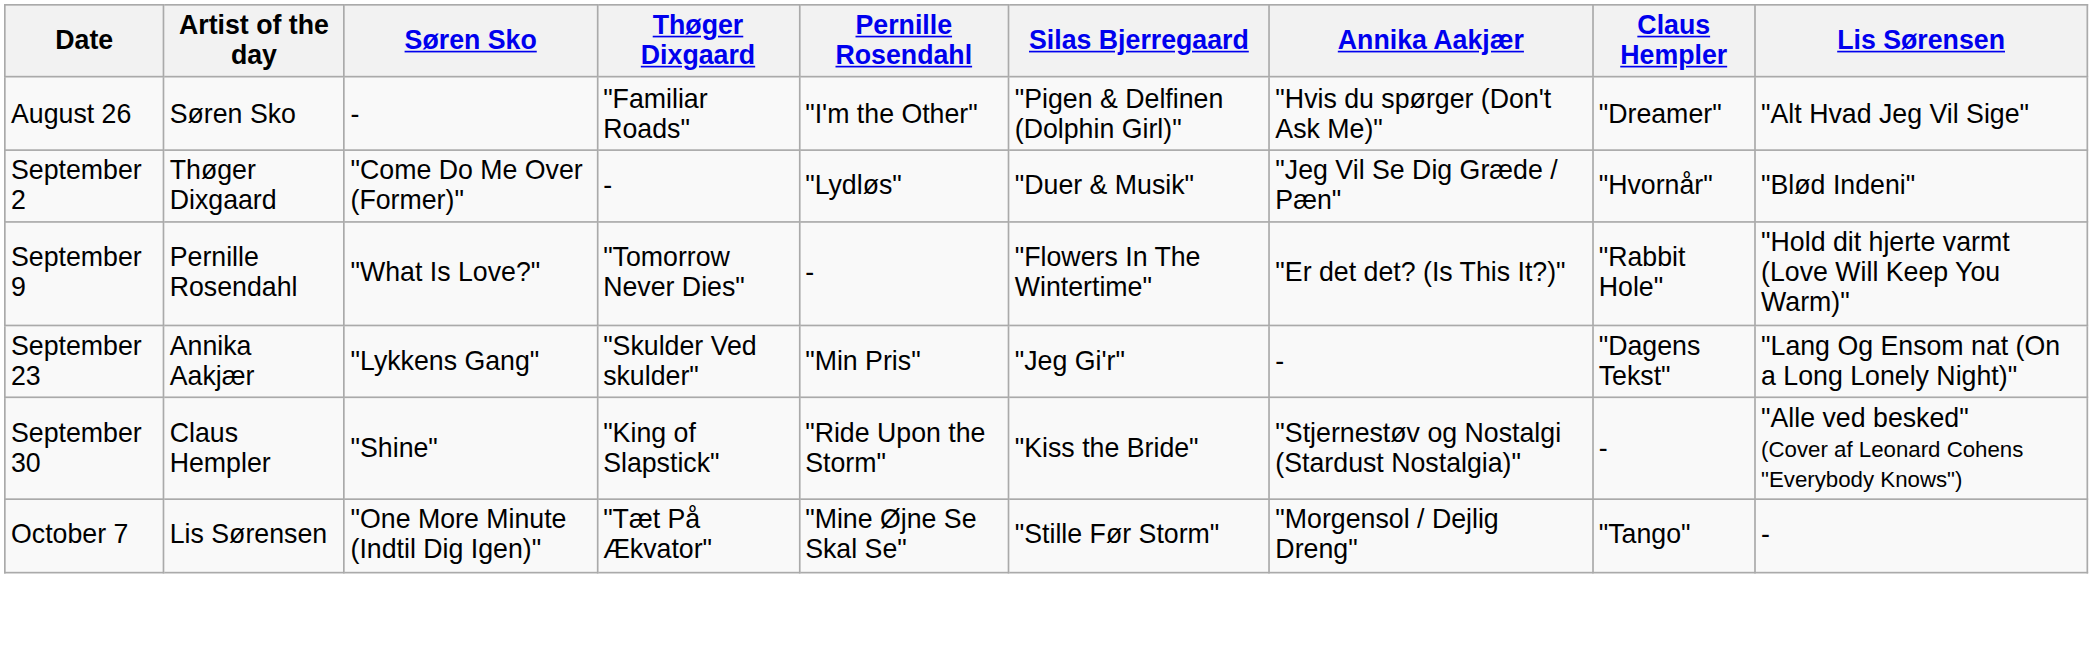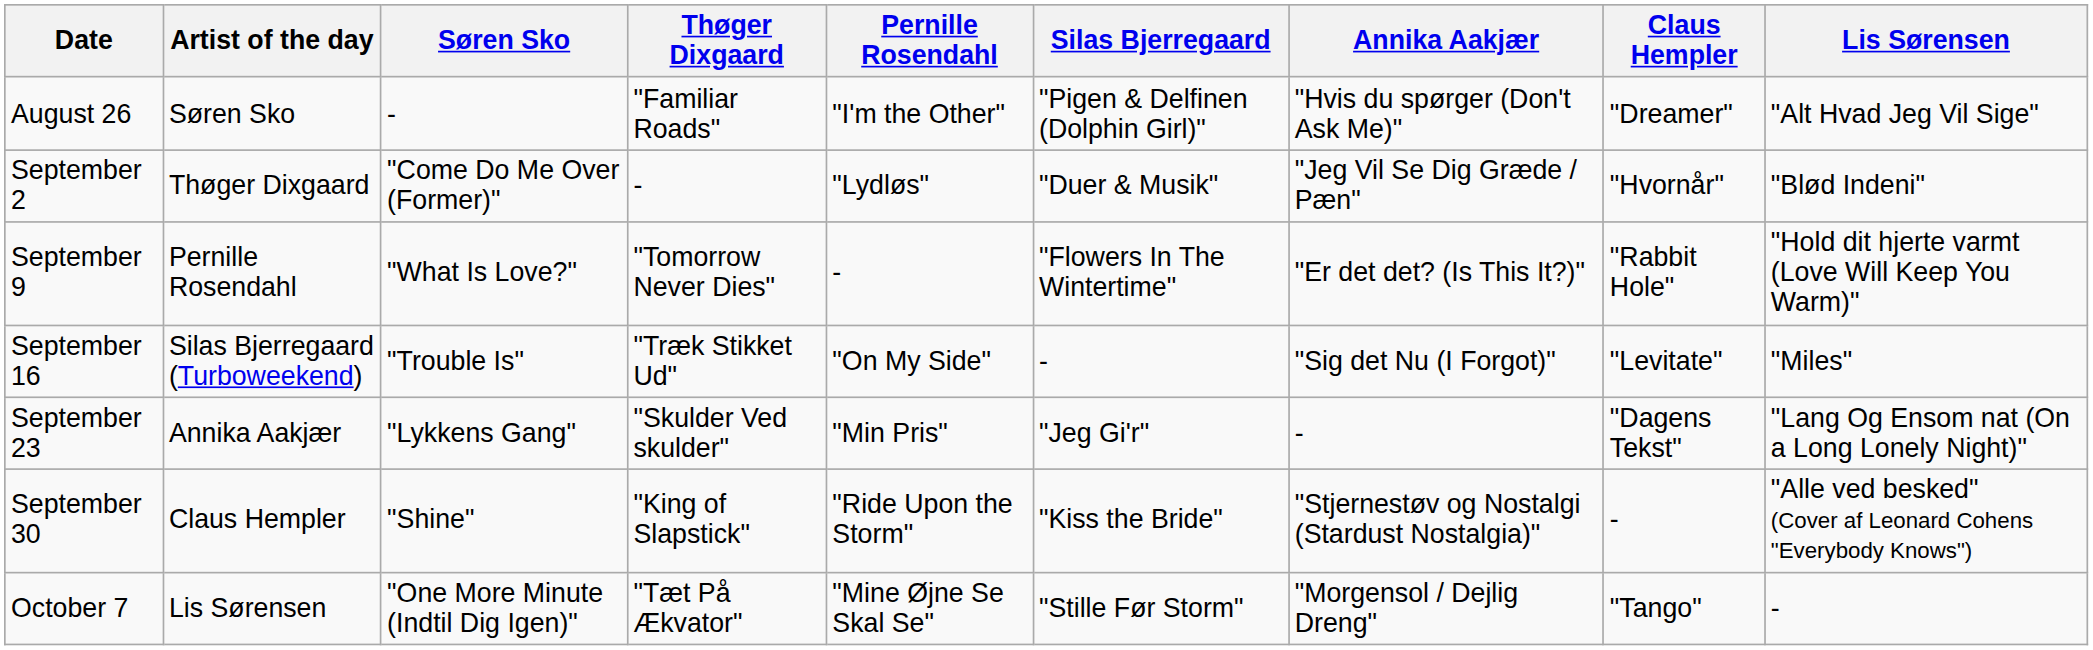+ row: (76, 360)
